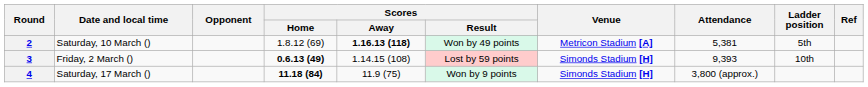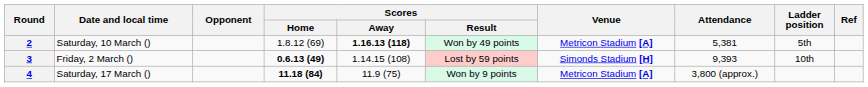(606, 74) Simonds Stadium [H] -> (606, 74) Metricon Stadium [A]
